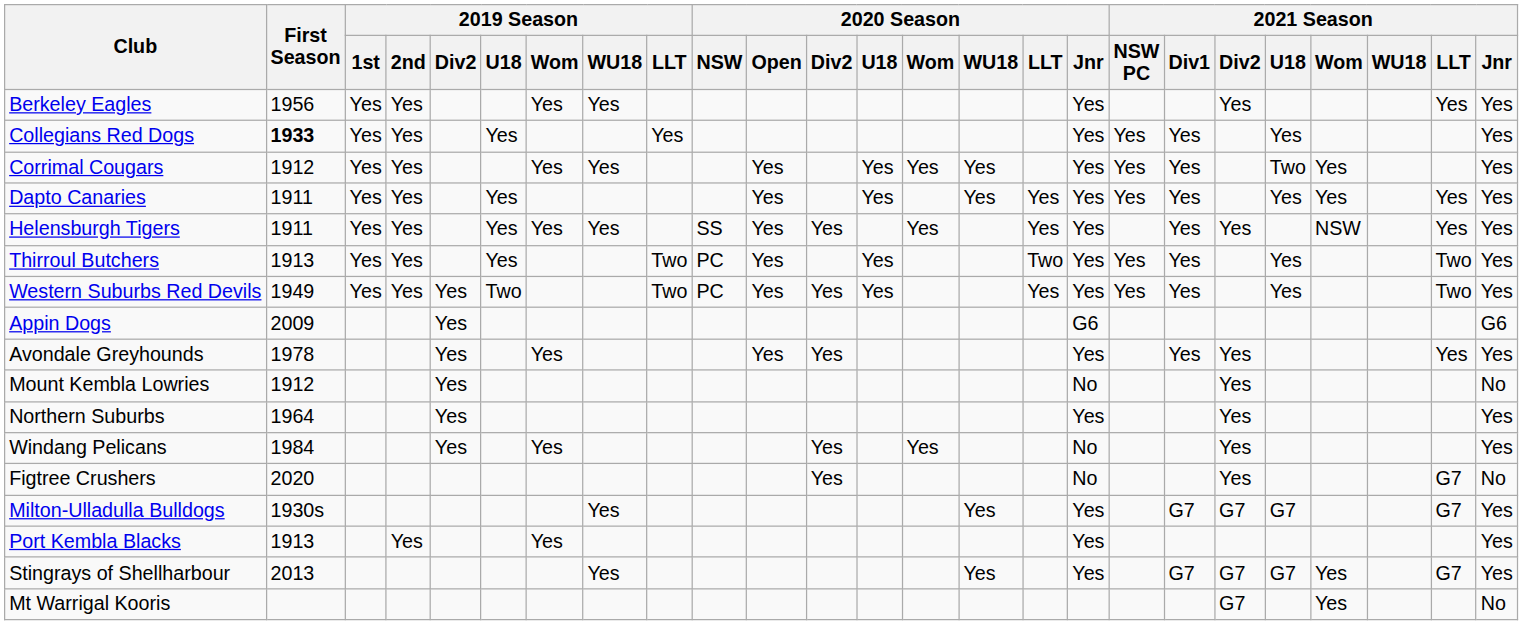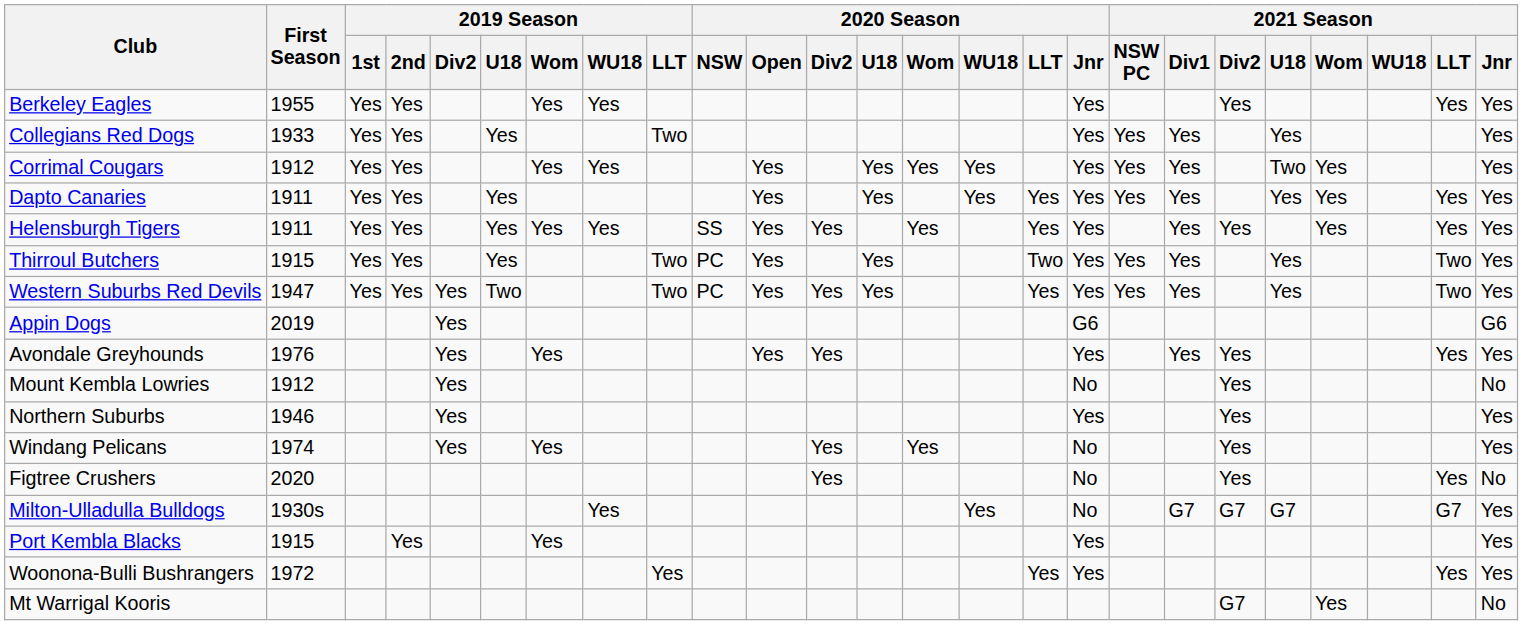(292, 104) 1956 -> (292, 104) 1955
(292, 135) bold -> (292, 135) normal
(667, 135) Yes -> (669, 135) Two
(1338, 229) NSW -> (1331, 229) Yes
(292, 260) 1913 -> (292, 260) 1915
(292, 291) 1949 -> (292, 291) 1947
(292, 323) 2009 -> (292, 323) 2019
(292, 354) 1978 -> (292, 354) 1976
(292, 416) 1964 -> (292, 416) 1946
(292, 447) 1984 -> (292, 447) 1974
(1449, 479) G7 -> (1452, 479) Yes
(1088, 510) Yes -> (1085, 510) No
(292, 541) 1913 -> (292, 541) 1915
- row: (120, 572)
+ row: (131, 572)
